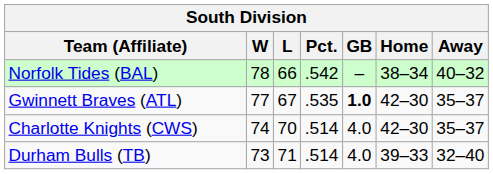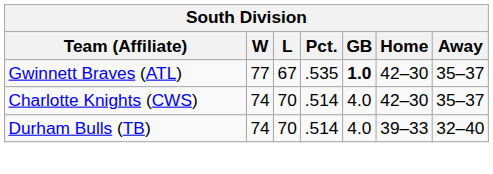- row: (83, 73)
(260, 155) 73 -> (260, 127) 74
(287, 155) 71 -> (287, 127) 70
